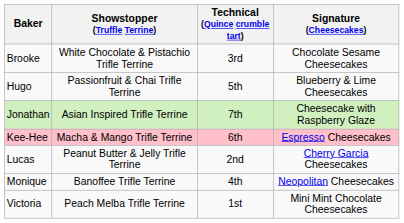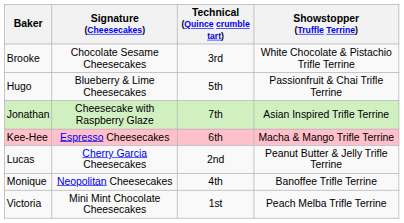columns swapped: (336, 24) <-> (125, 24)
